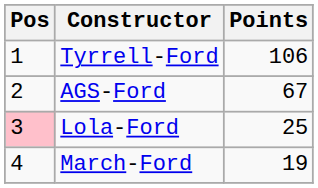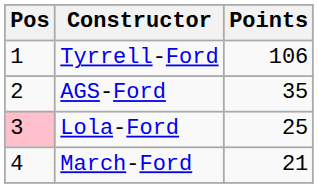(295, 94) 67 -> (295, 94) 35
(295, 165) 19 -> (295, 165) 21
